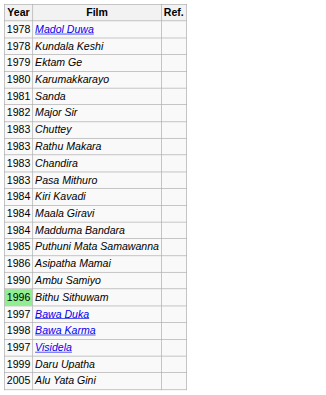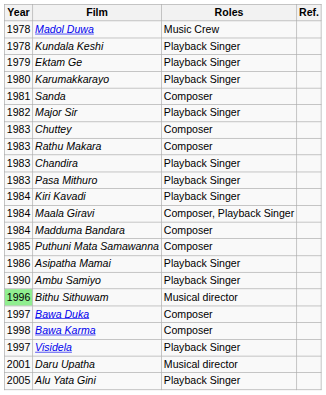+ column: (229, 12)
(19, 364) 1999 -> (19, 364) 2001
